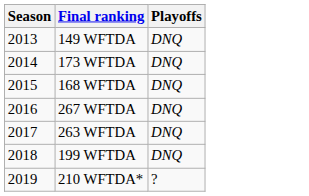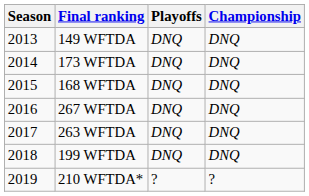+ column: (255, 16)
